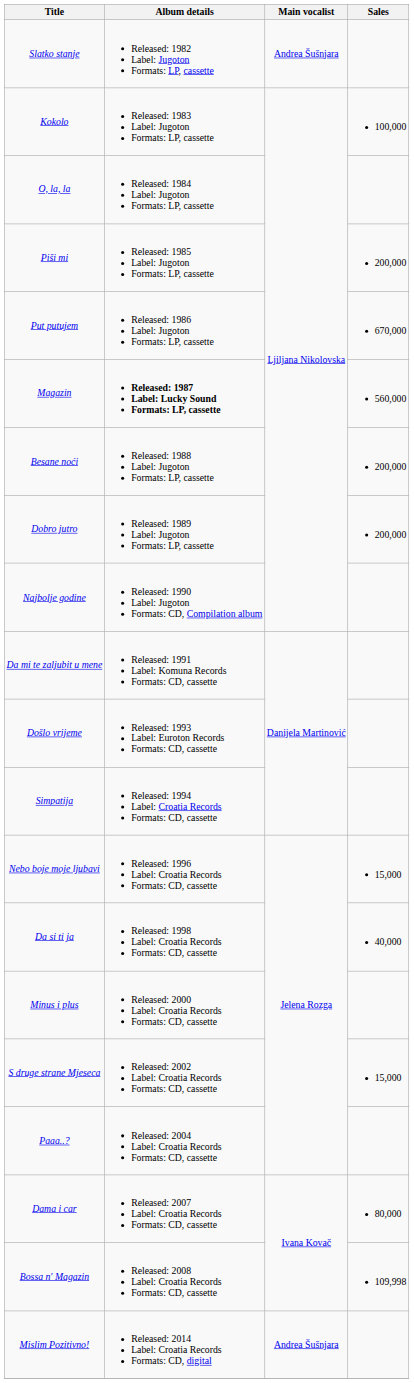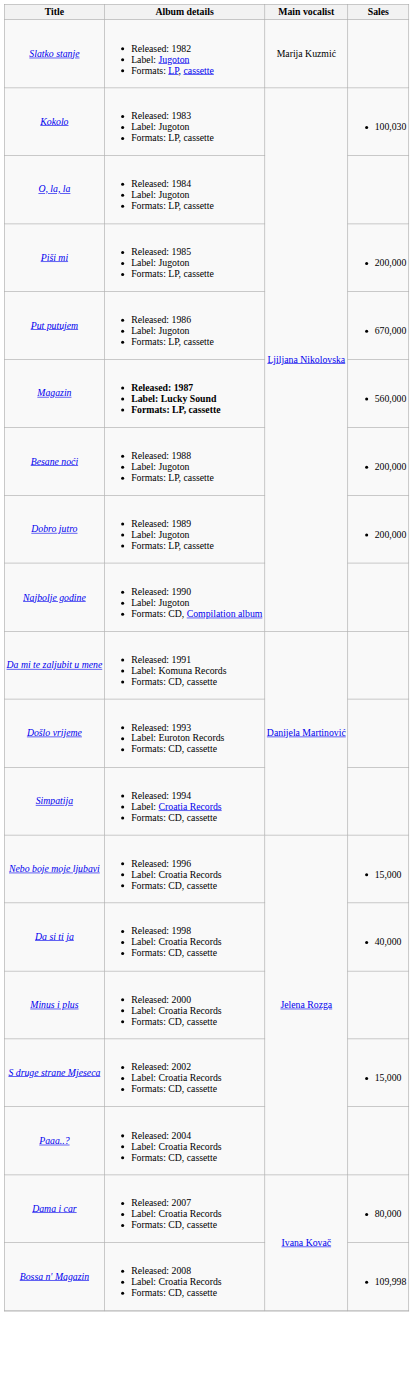(306, 53) Andrea Šušnjara -> (306, 53) Marija Kuzmić
(378, 127) 100,000 -> (378, 127) 100,030
- row: (54, 1344)
